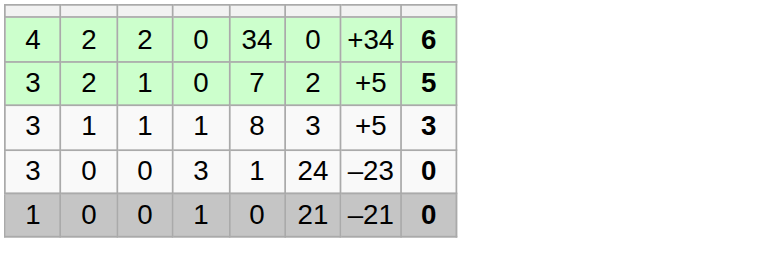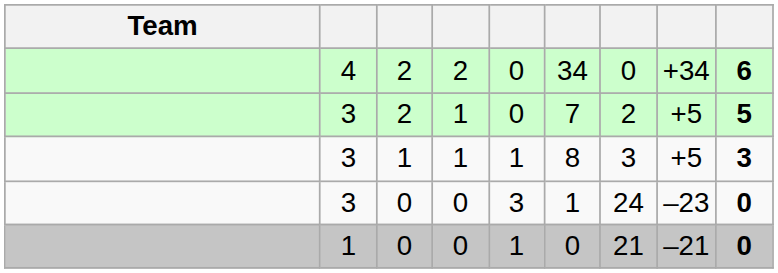+ column: (163, 26)
